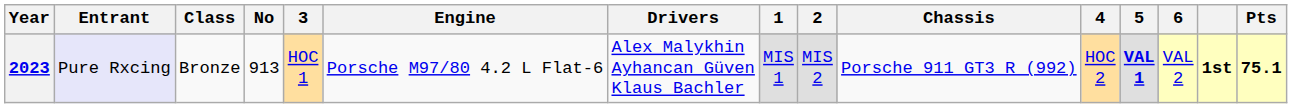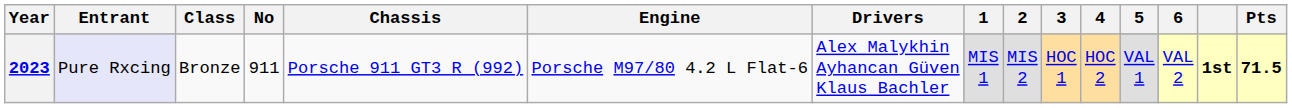columns swapped: (959, 19) <-> (303, 19)
(264, 68) 913 -> (264, 68) 911
(1139, 68) bold -> (1139, 68) normal
(1261, 68) 75.1 -> (1261, 68) 71.5
